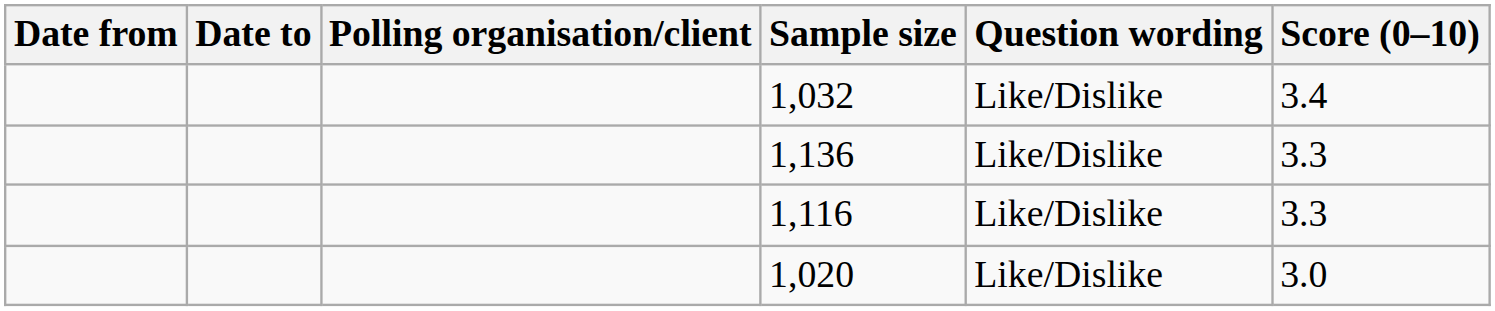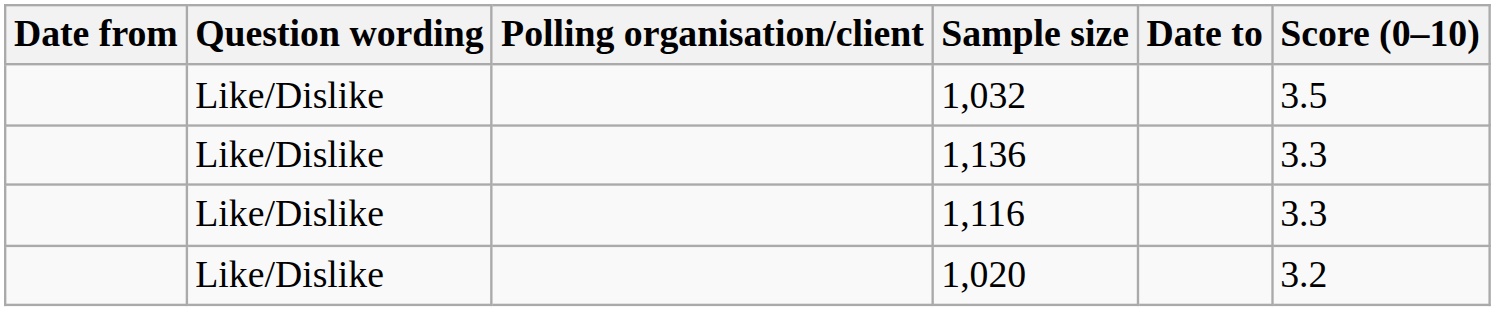columns swapped: (253, 34) <-> (1119, 34)
(1304, 94) 3.4 -> (1304, 94) 3.5
(1304, 273) 3.0 -> (1304, 273) 3.2
